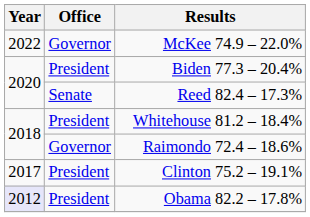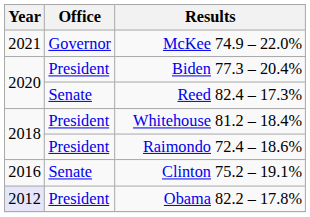(25, 43) 2022 -> (25, 43) 2021
(80, 146) Governor -> (79, 146) President
(25, 172) 2017 -> (25, 172) 2016
(79, 172) President -> (70, 172) Senate
